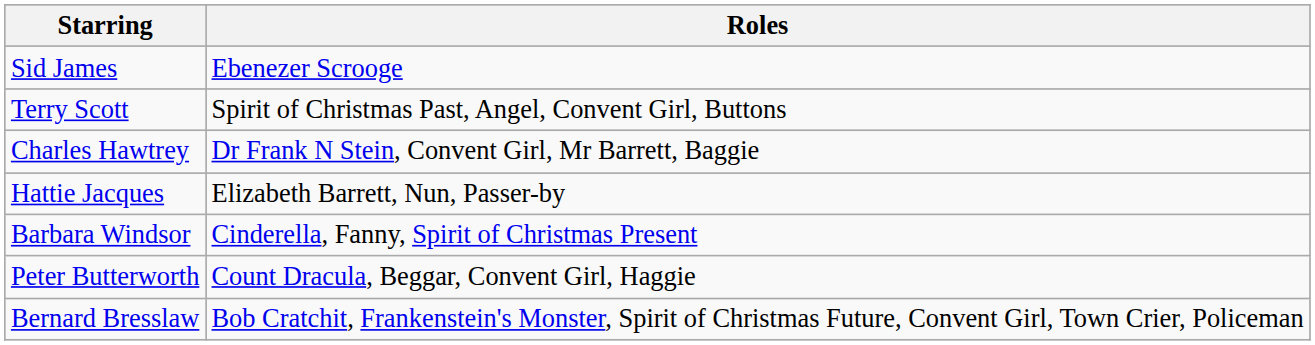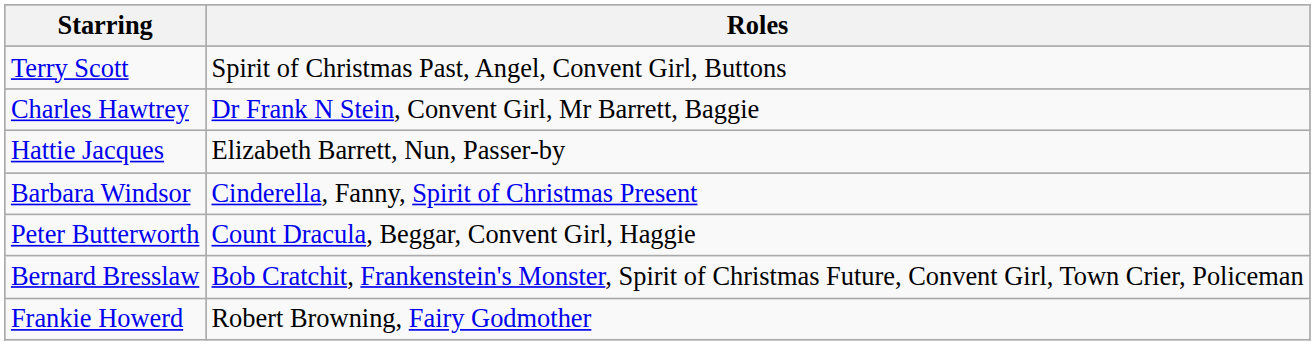- row: (64, 67)
+ row: (97, 318)
